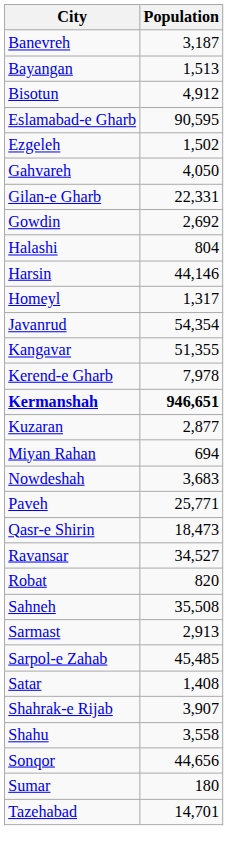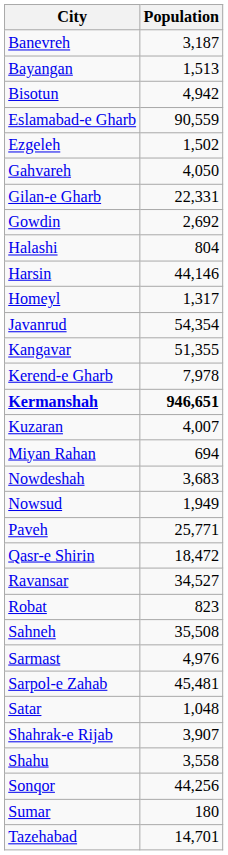(201, 94) 4,912 -> (201, 94) 4,942
(197, 119) 90,595 -> (197, 119) 90,559
(201, 427) 2,877 -> (201, 427) 4,007
+ row: (35, 504)
(197, 529) 18,473 -> (197, 555) 18,472
(207, 581) 820 -> (207, 606) 823
(201, 632) 2,913 -> (201, 658) 4,976
(197, 658) 45,485 -> (197, 683) 45,481
(201, 683) 1,408 -> (201, 709) 1,048
(197, 760) 44,656 -> (197, 786) 44,256
